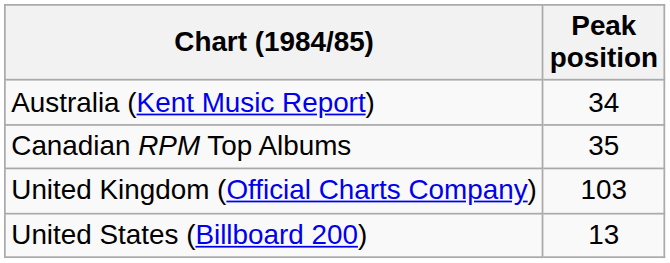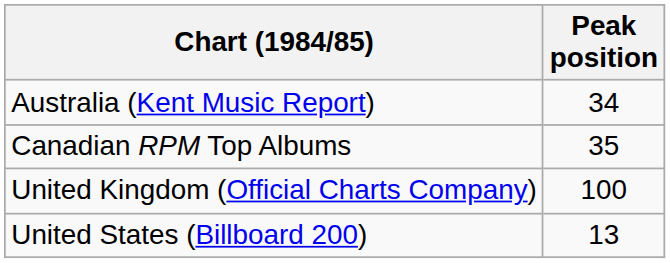(604, 190) 103 -> (604, 190) 100
